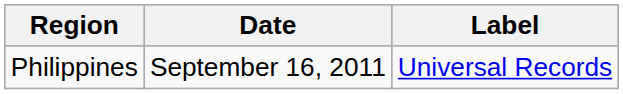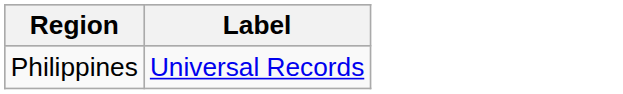- column: (268, 25)
